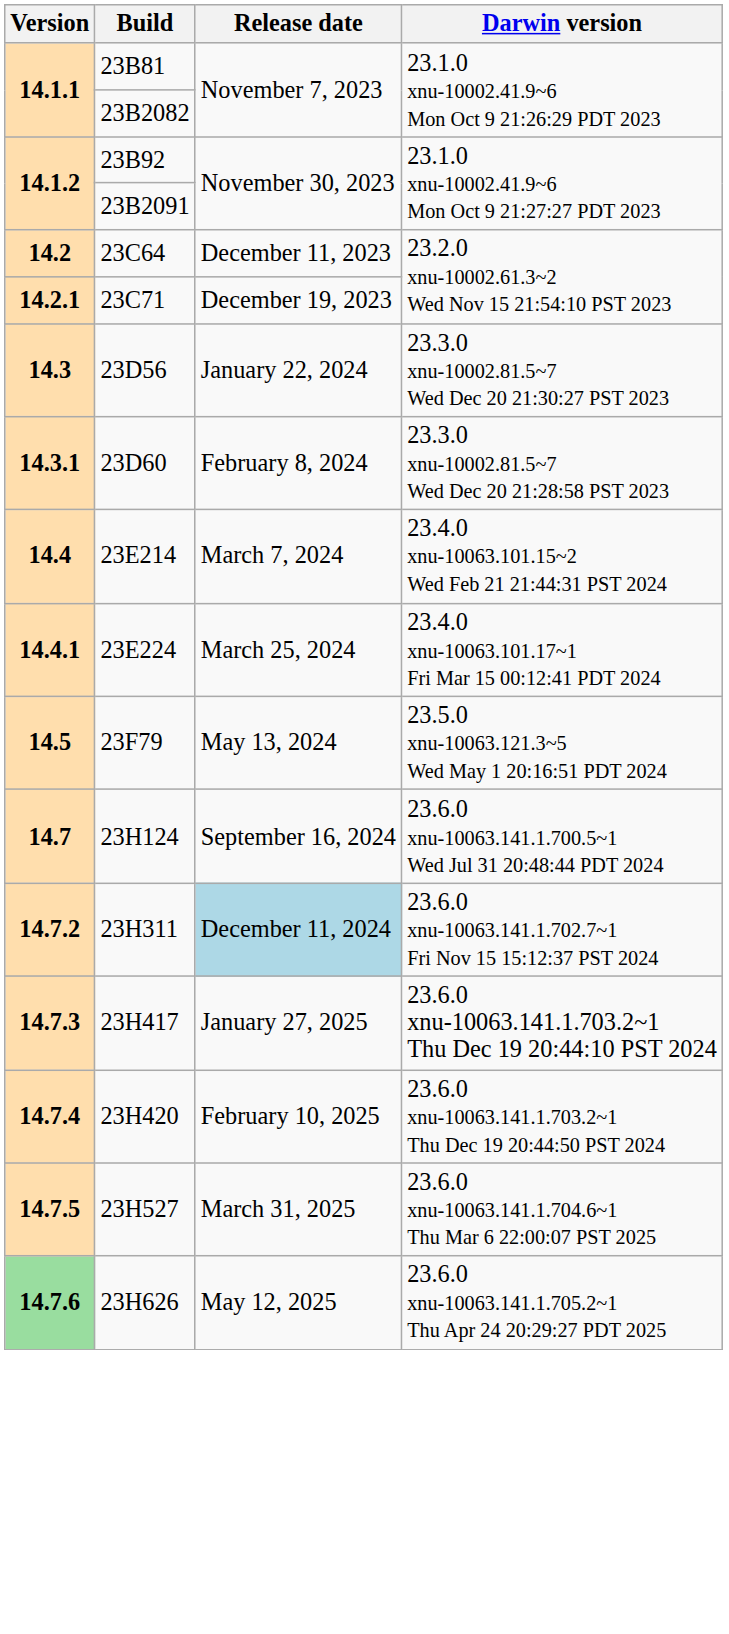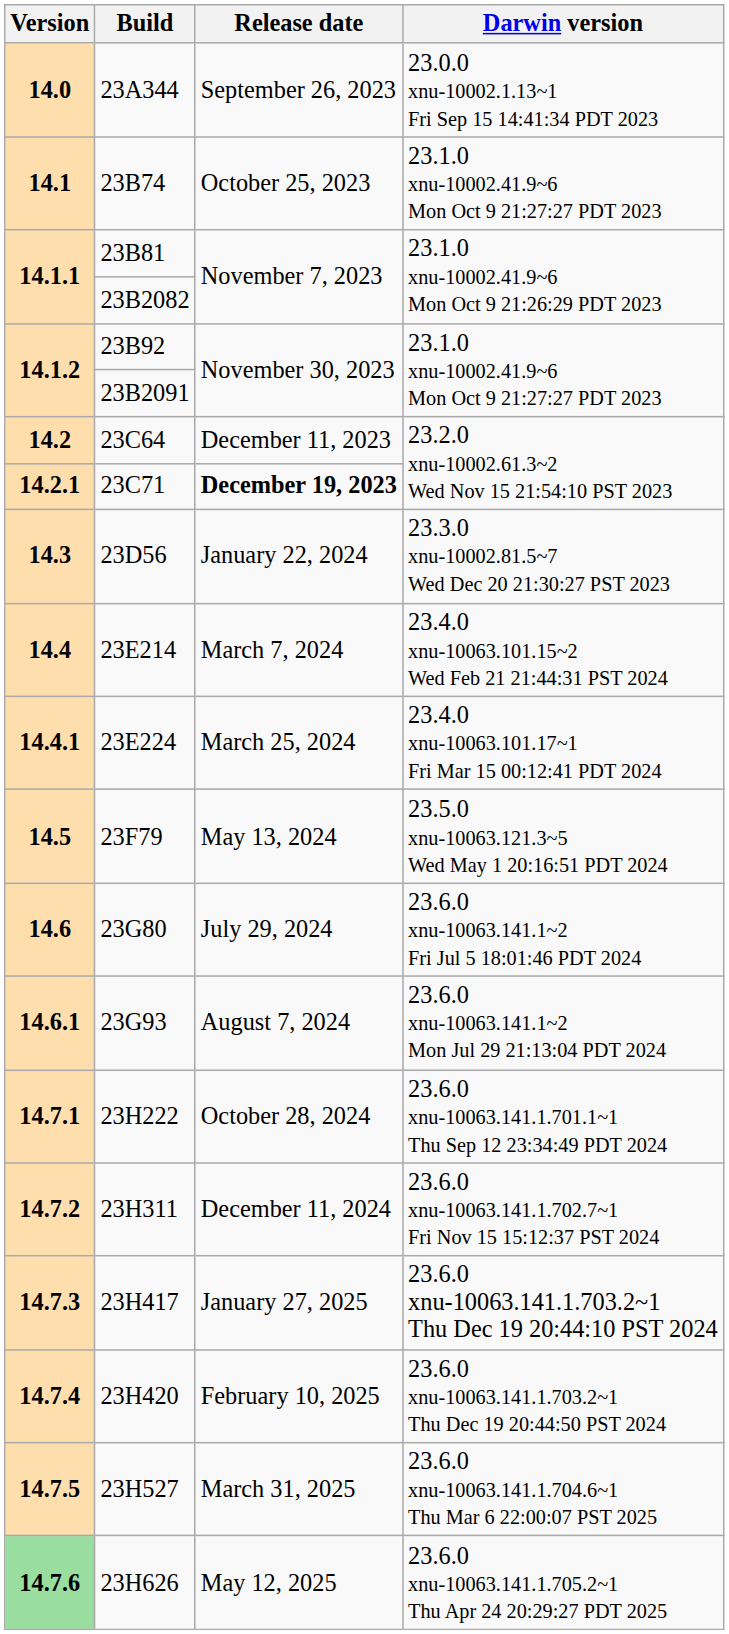+ row: (50, 89)
+ row: (50, 183)
(296, 299) normal -> (299, 486) bold
- row: (50, 462)
+ row: (50, 929)
+ row: (50, 1022)
- row: (50, 836)
+ row: (50, 1115)
(296, 929) lightblue background -> (296, 1209) no background
